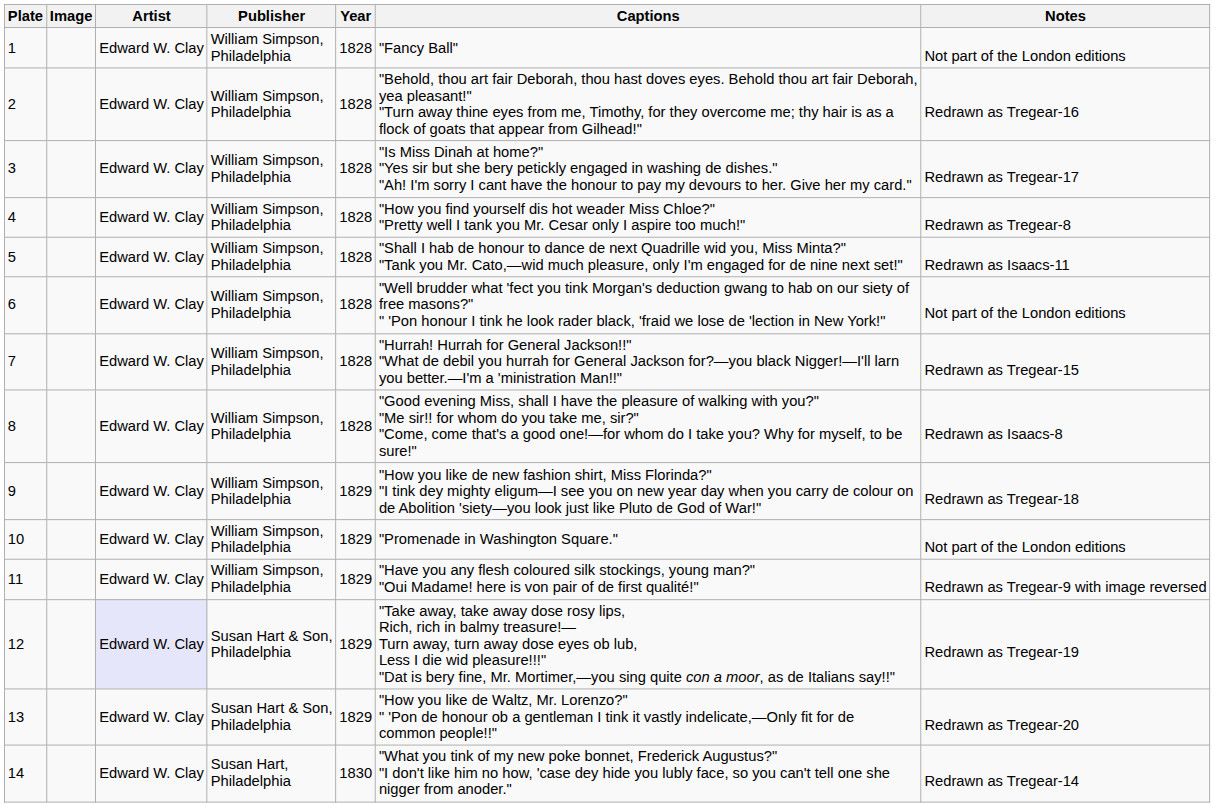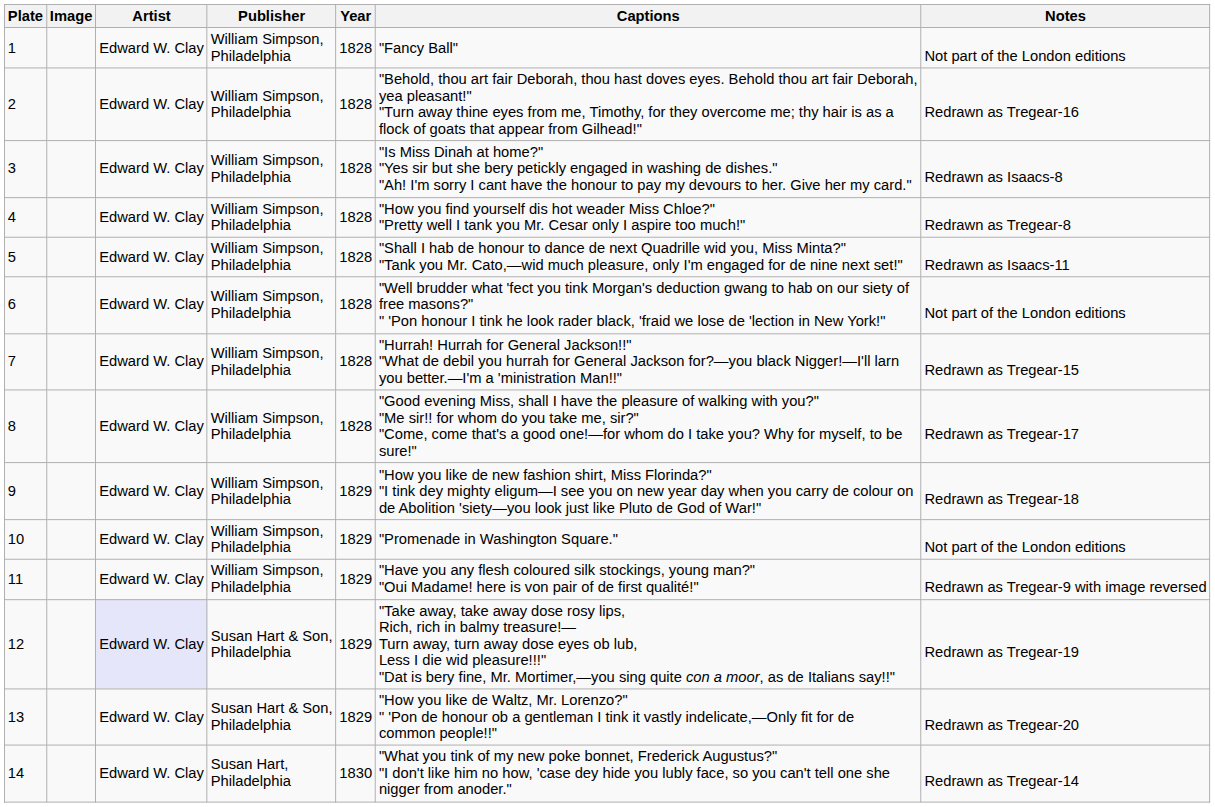(1002, 177) Redrawn as Tregear-17 -> (994, 177) Redrawn as Isaacs-8
(994, 434) Redrawn as Isaacs-8 -> (1002, 434) Redrawn as Tregear-17
